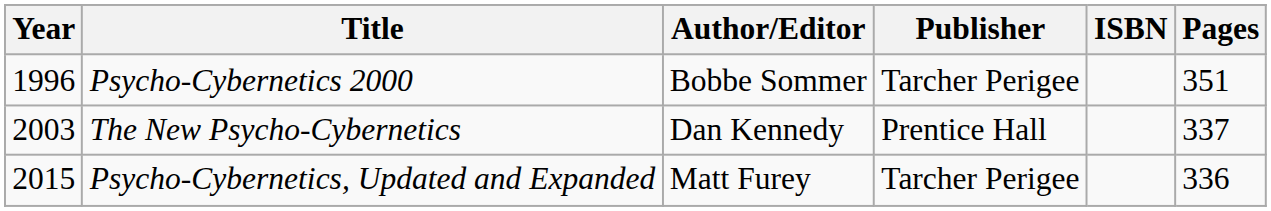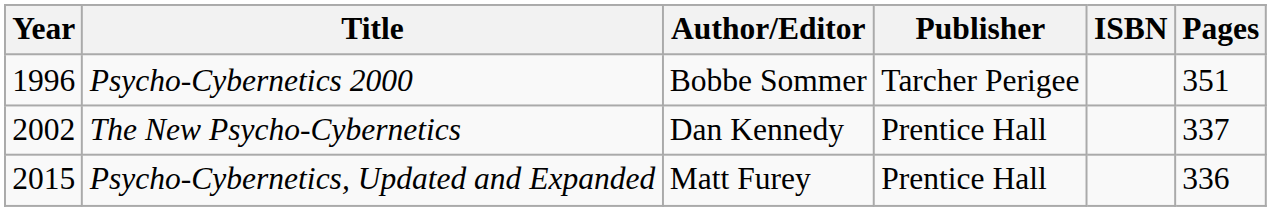(44, 129) 2003 -> (44, 129) 2002
(980, 179) Tarcher Perigee -> (964, 179) Prentice Hall
